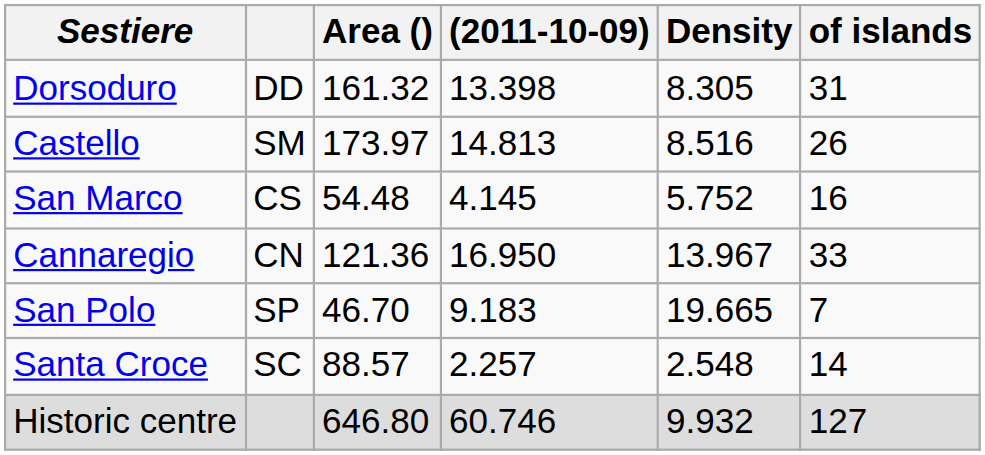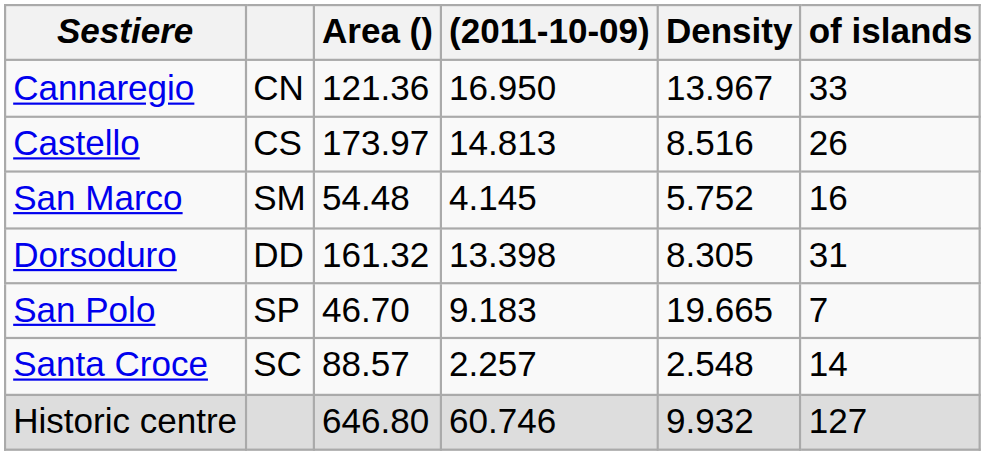rows swapped: (104, 254) <-> (95, 87)
(280, 143) SM -> (278, 143) CS
(278, 198) CS -> (280, 198) SM
